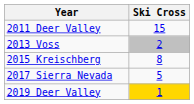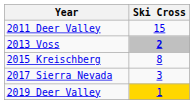(159, 44) normal -> (159, 44) bold
(159, 76) 5 -> (159, 76) 3
